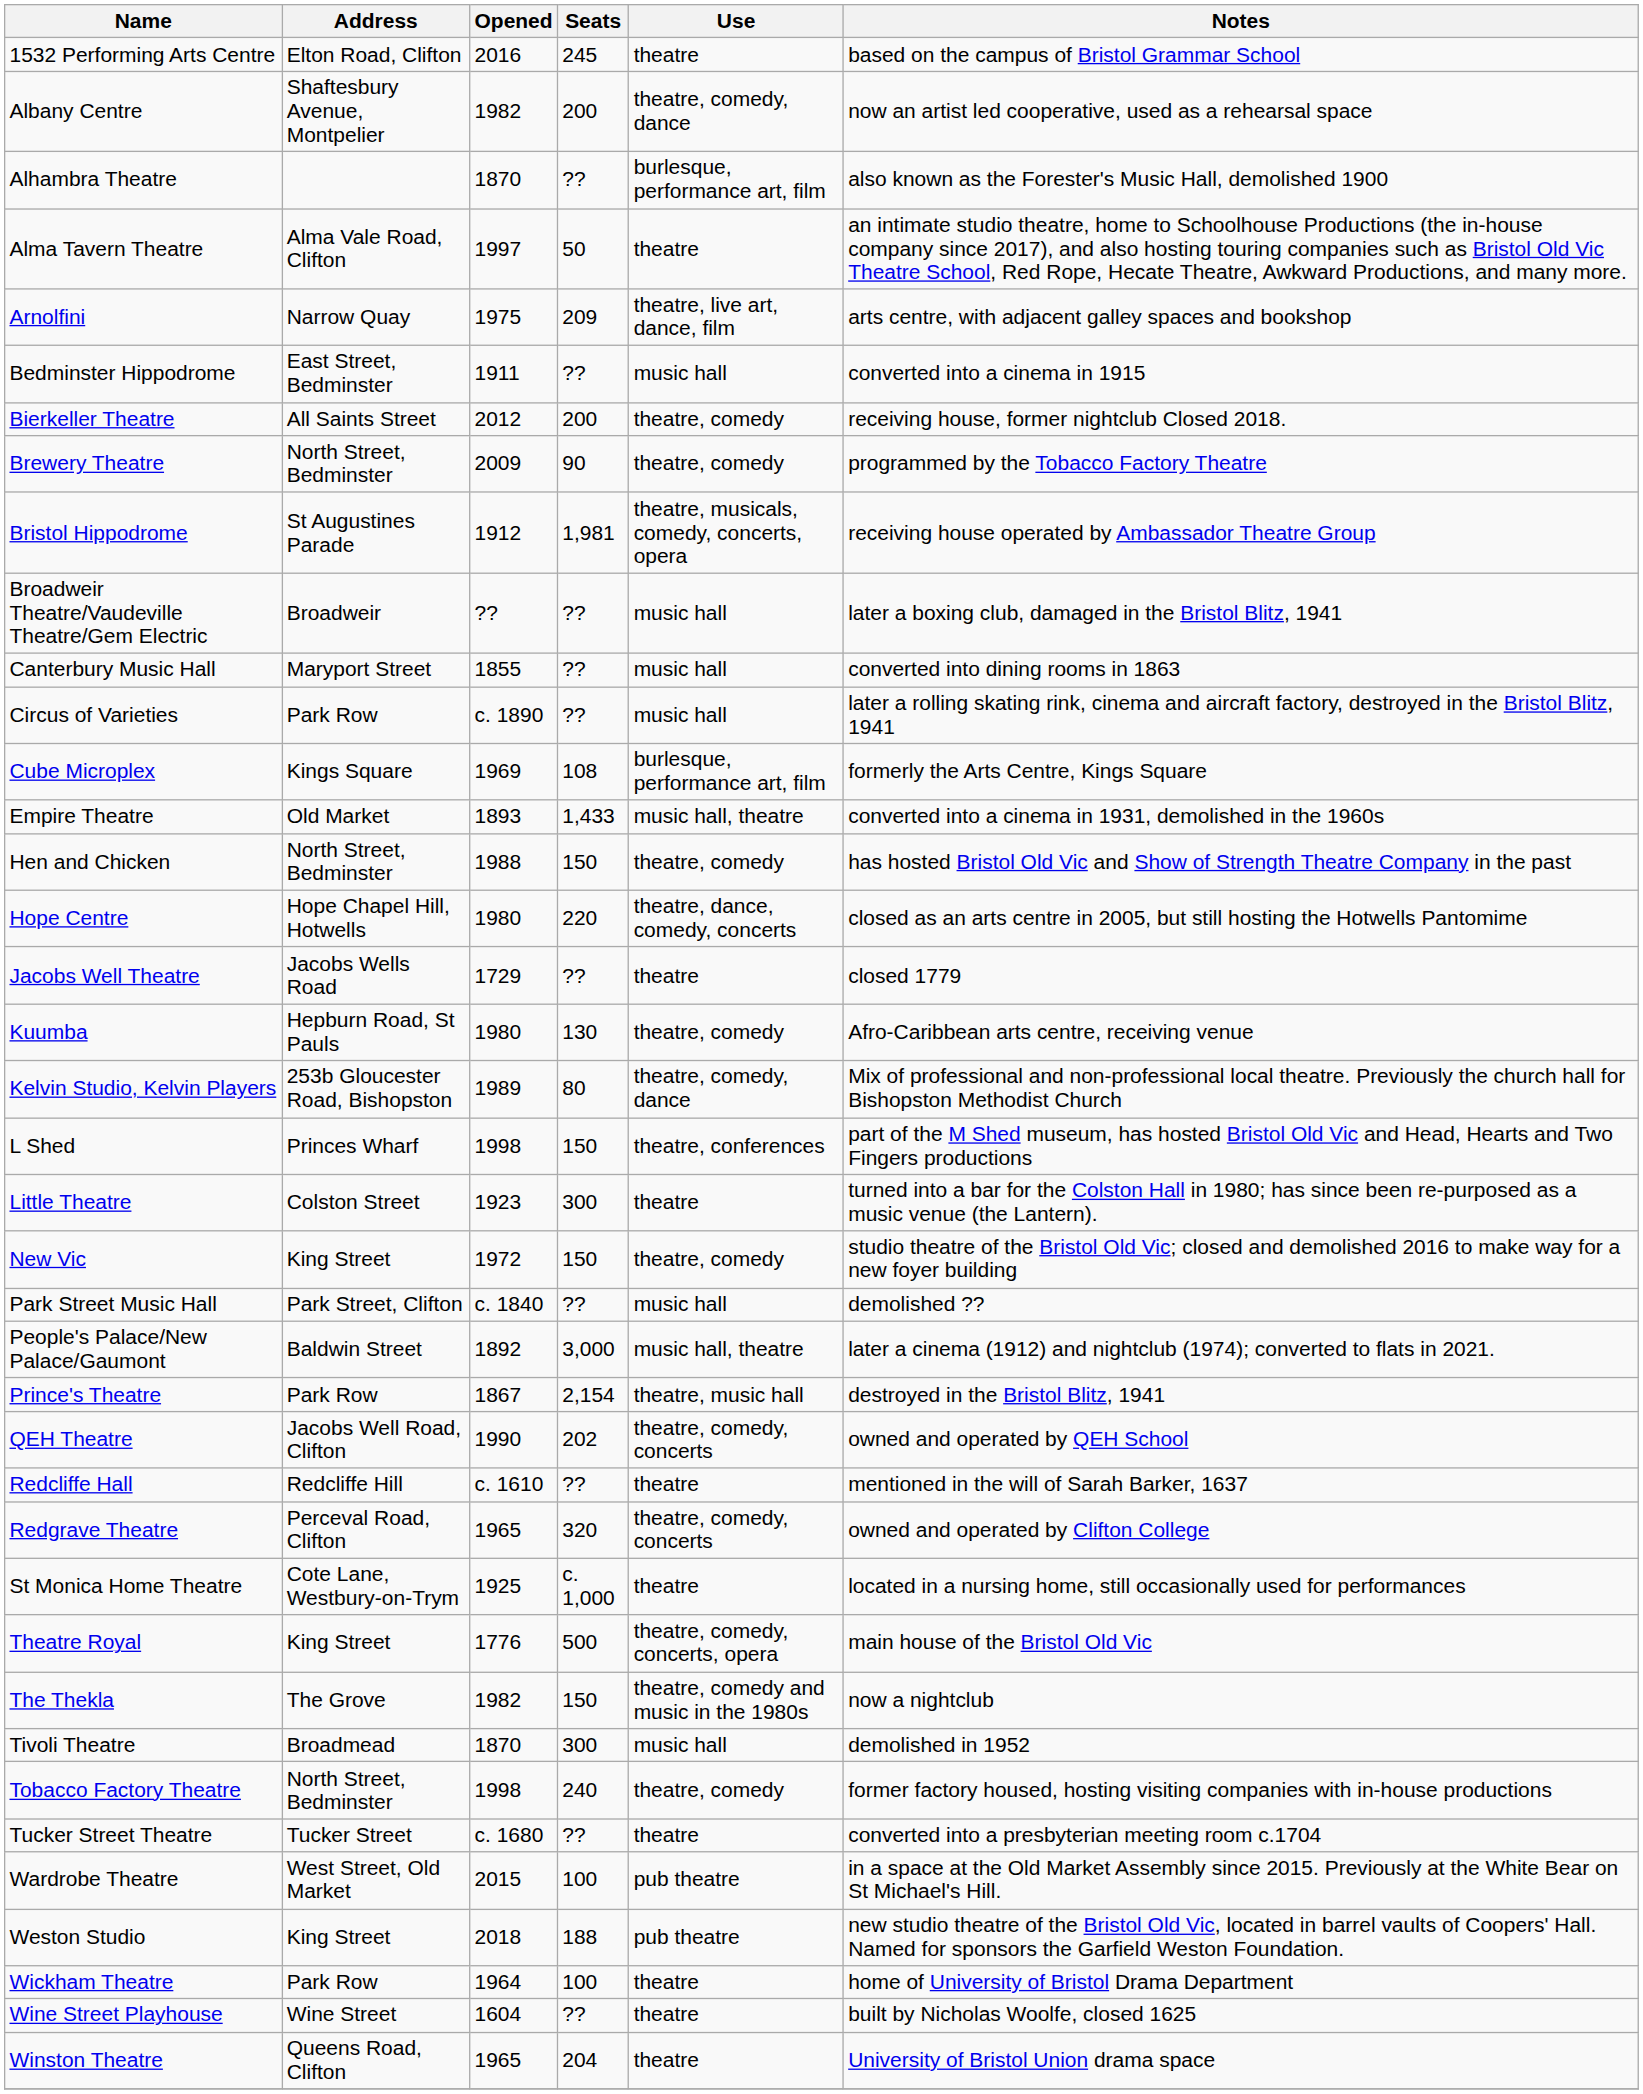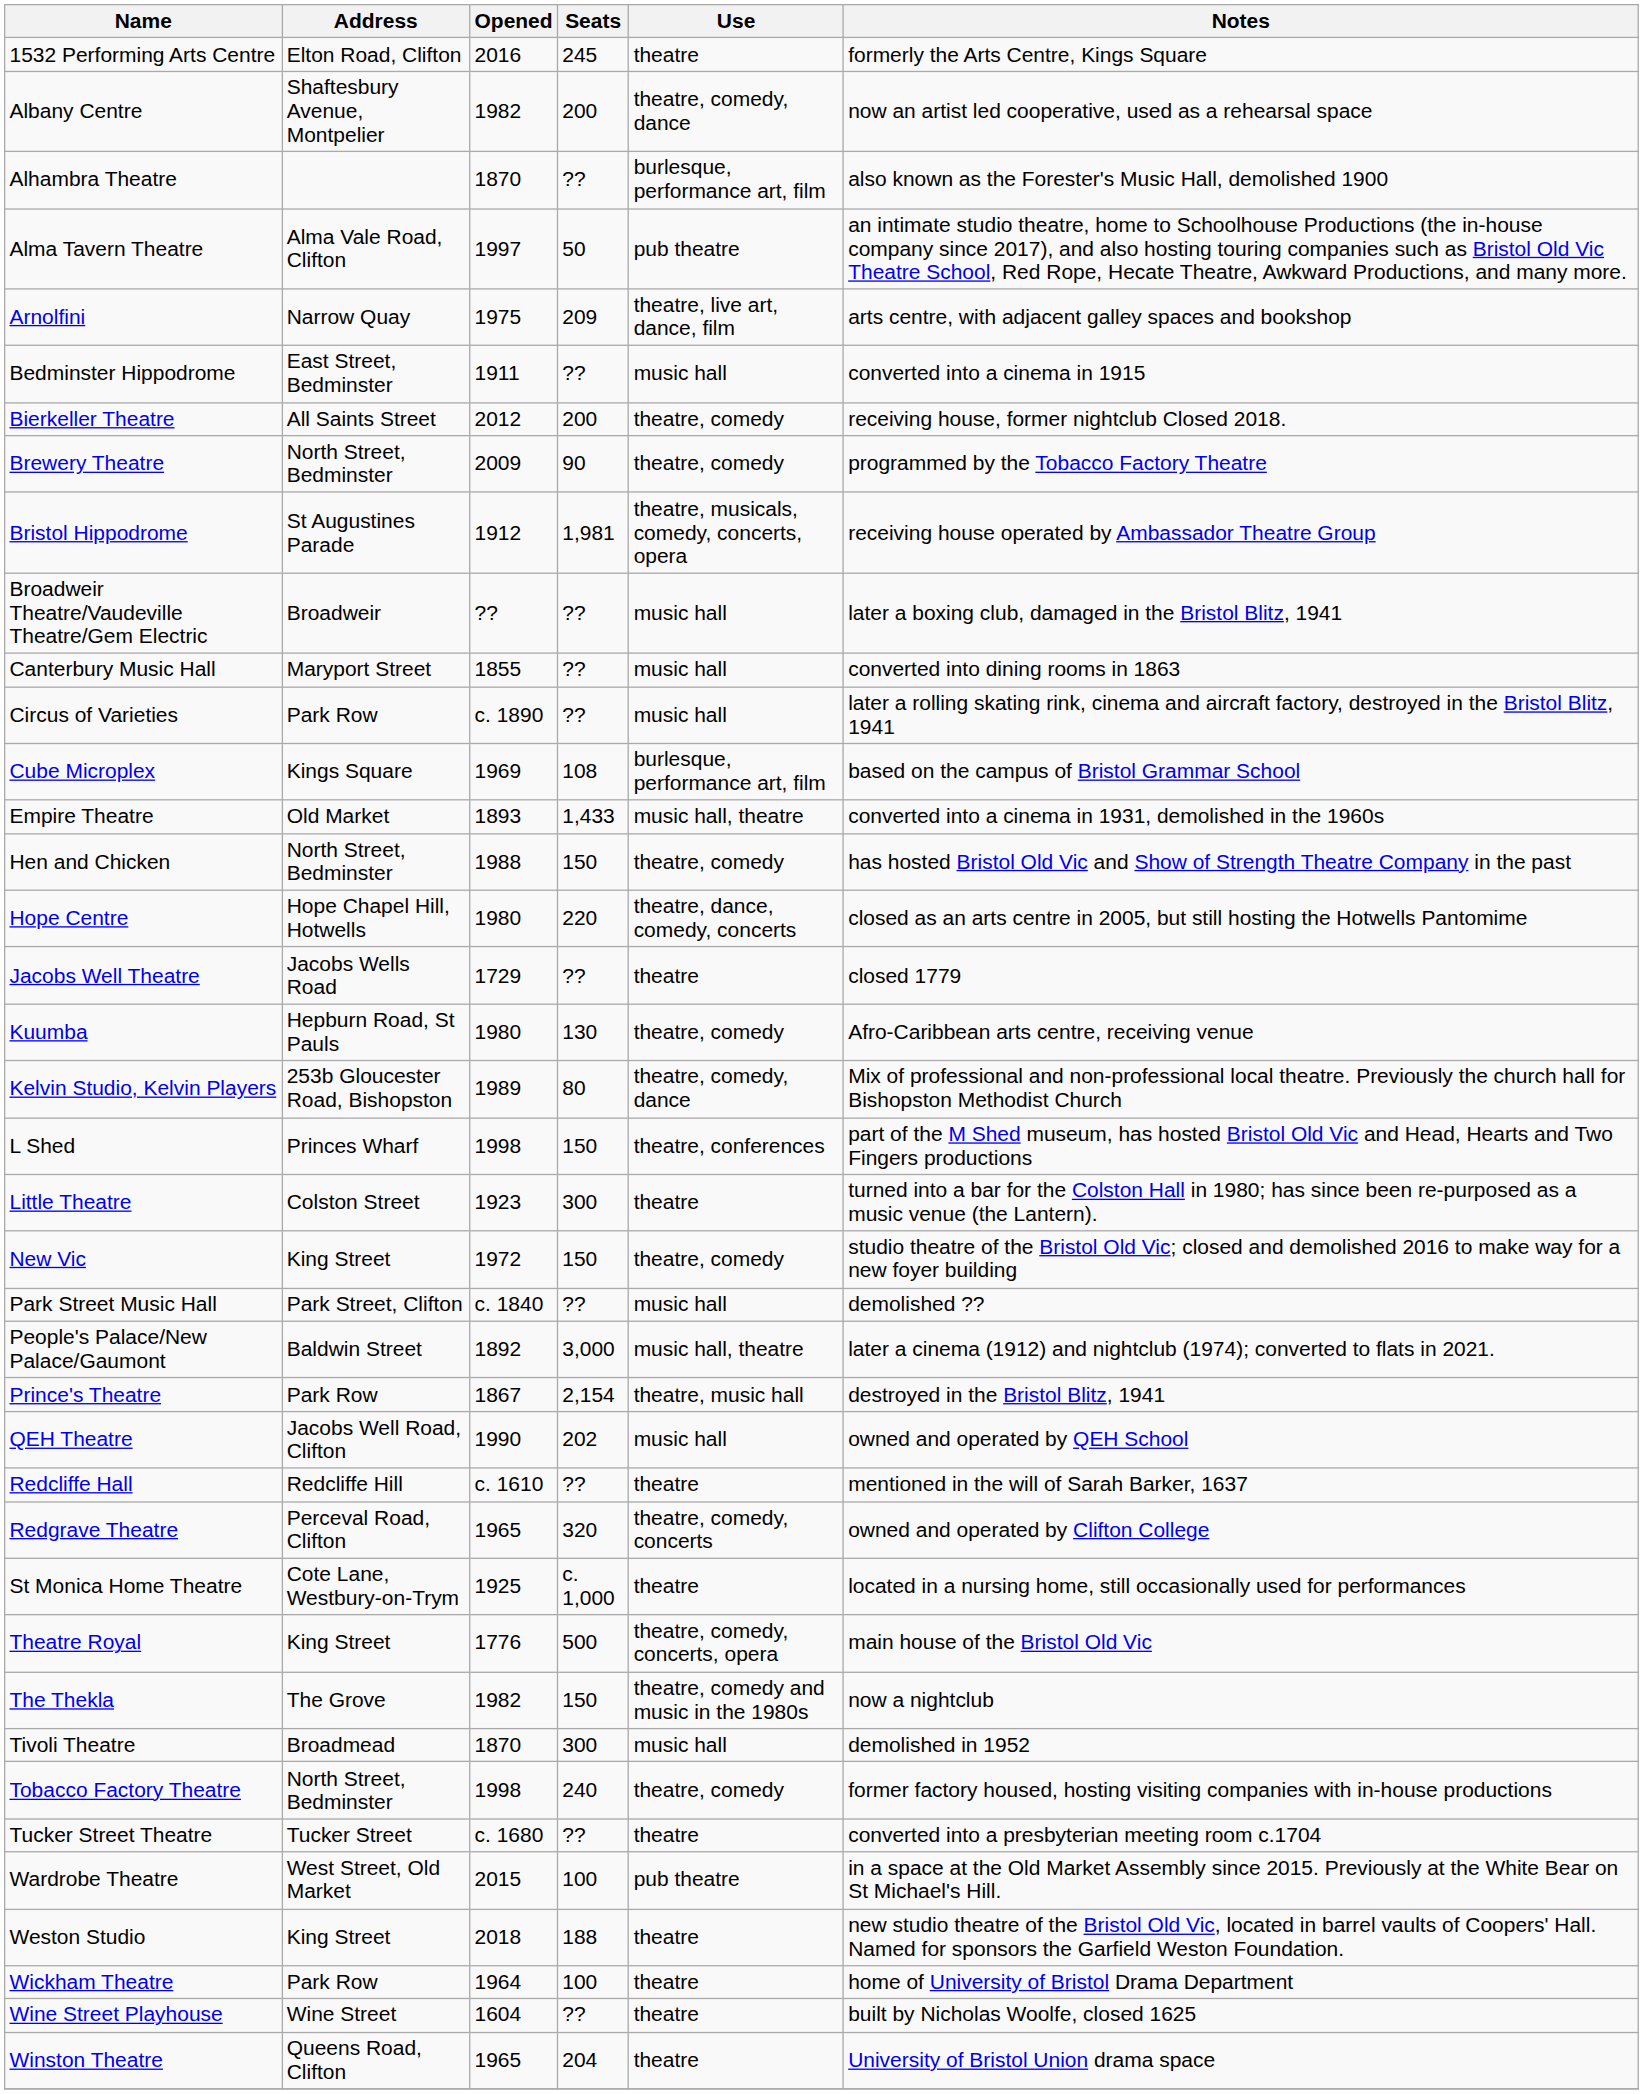(1074, 54) based on the campus of Bristol Grammar School -> (1028, 54) formerly the Arts Centre, Kings Square
(666, 248) theatre -> (687, 248) pub theatre
(1028, 771) formerly the Arts Centre, Kings Square -> (1074, 771) based on the campus of Bristol Grammar School
(711, 1439) theatre, comedy, concerts -> (680, 1439) music hall
(687, 1936) pub theatre -> (666, 1936) theatre
